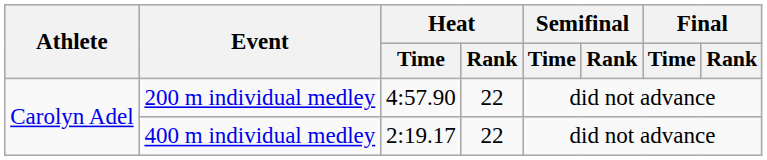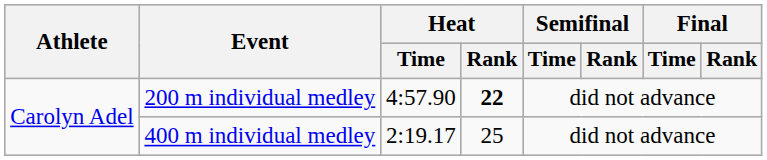(492, 97) normal -> (492, 97) bold
(492, 135) 22 -> (492, 135) 25
